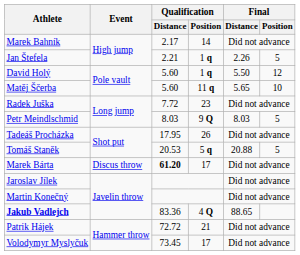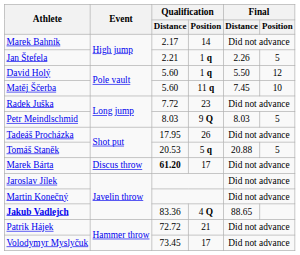(242, 88) 5.65 -> (242, 88) 7.45
